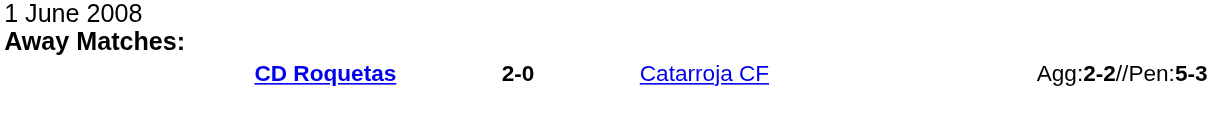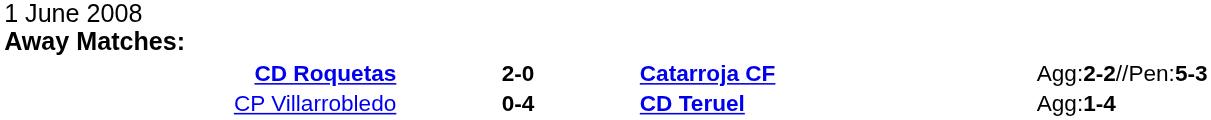(704, 74) normal -> (708, 74) bold
+ row: (315, 103)
